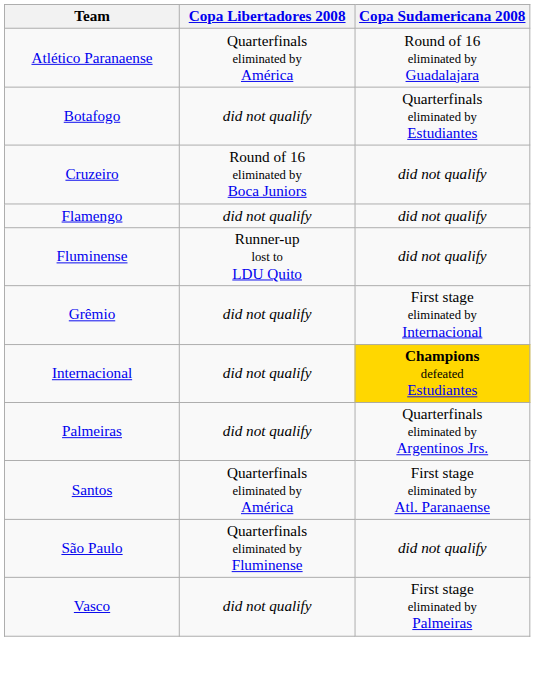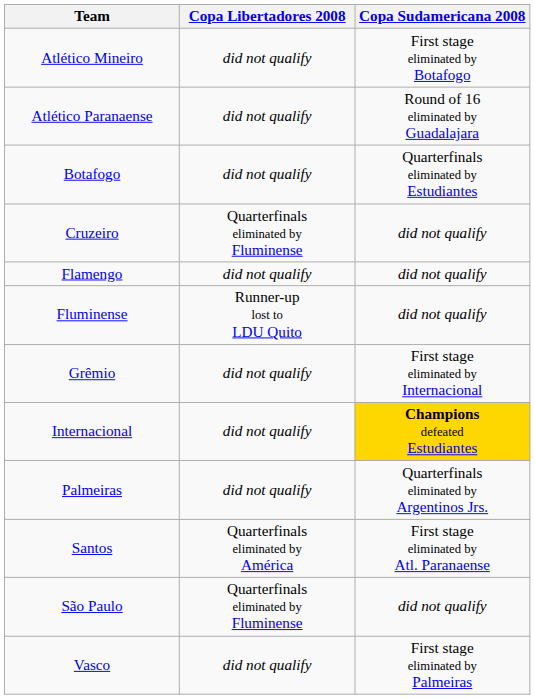+ row: (92, 57)
(267, 57) Quarterfinals eliminated by América -> (267, 116) did not qualify
(267, 174) Round of 16 eliminated by Boca Juniors -> (267, 232) Quarterfinals eliminated by Fluminense
